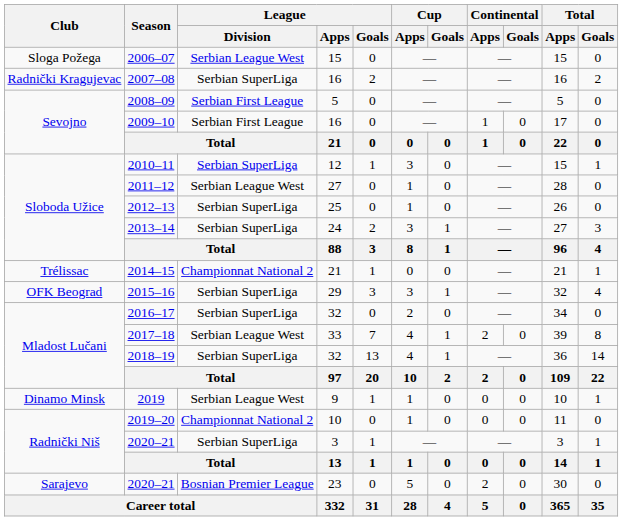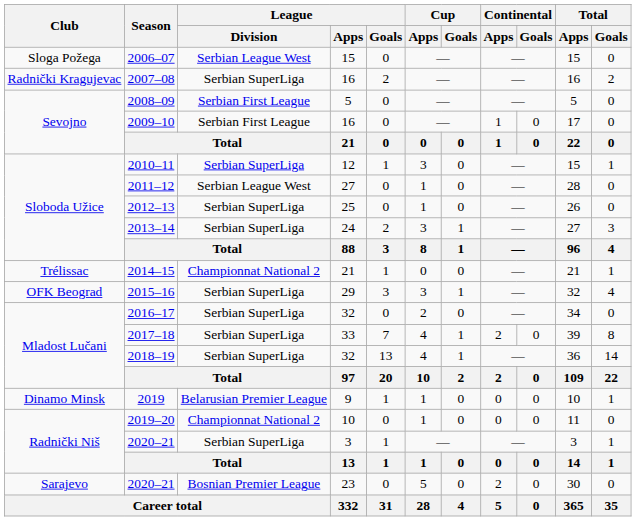(247, 334) Serbian League West -> (254, 334) Serbian SuperLiga
(247, 398) Serbian League West -> (254, 398) Belarusian Premier League
